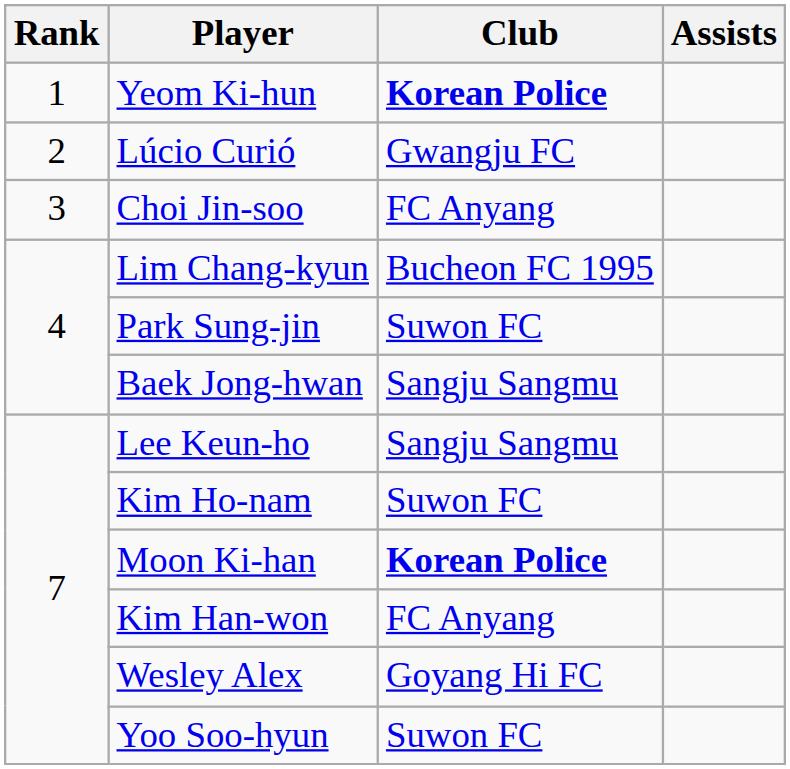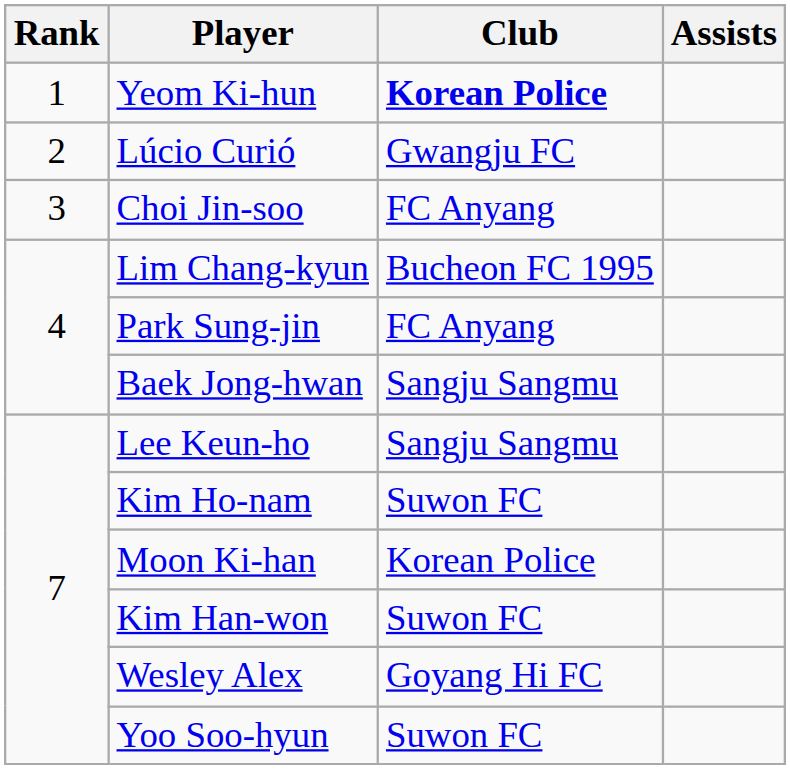(464, 325) Suwon FC -> (470, 325) FC Anyang
(496, 558) bold -> (491, 558) normal
(470, 617) FC Anyang -> (464, 617) Suwon FC
